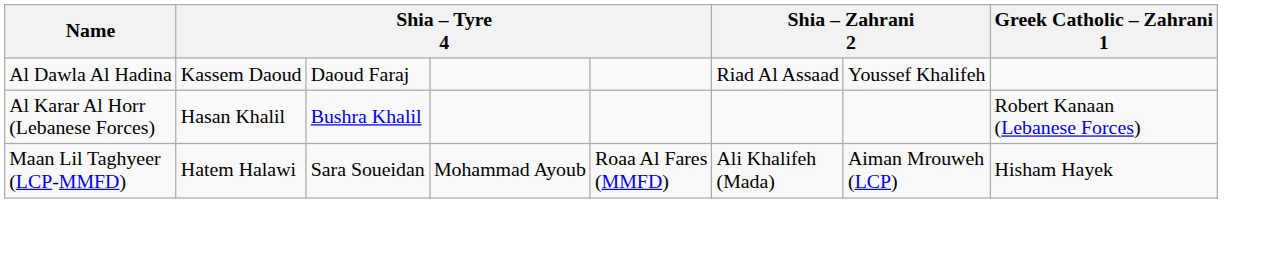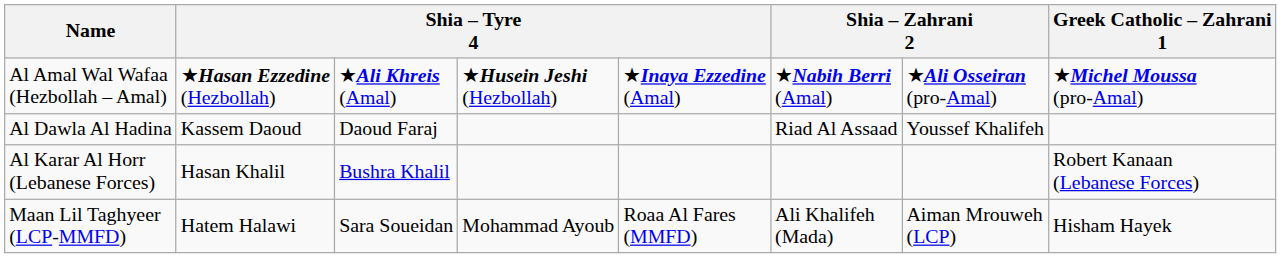+ row: (88, 85)
